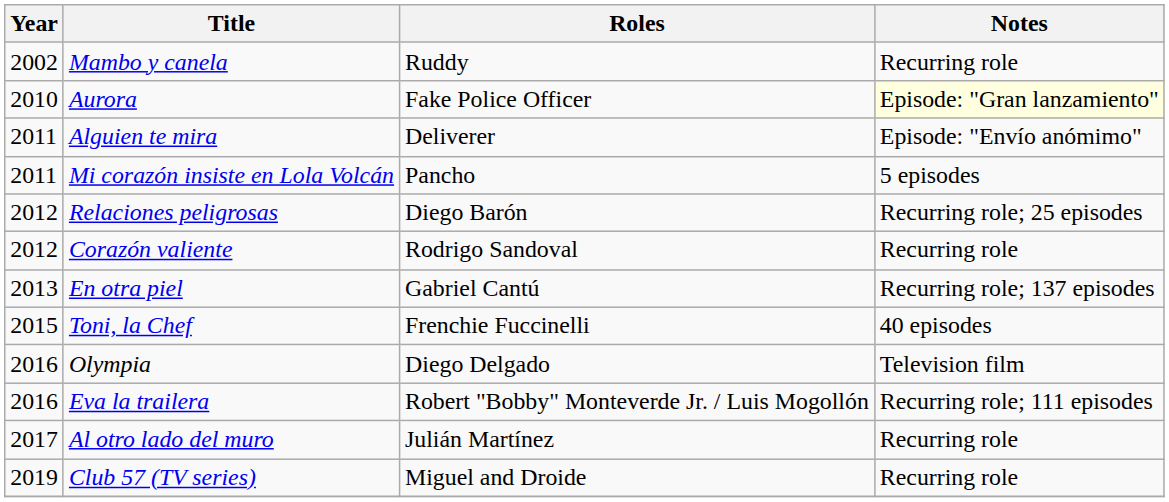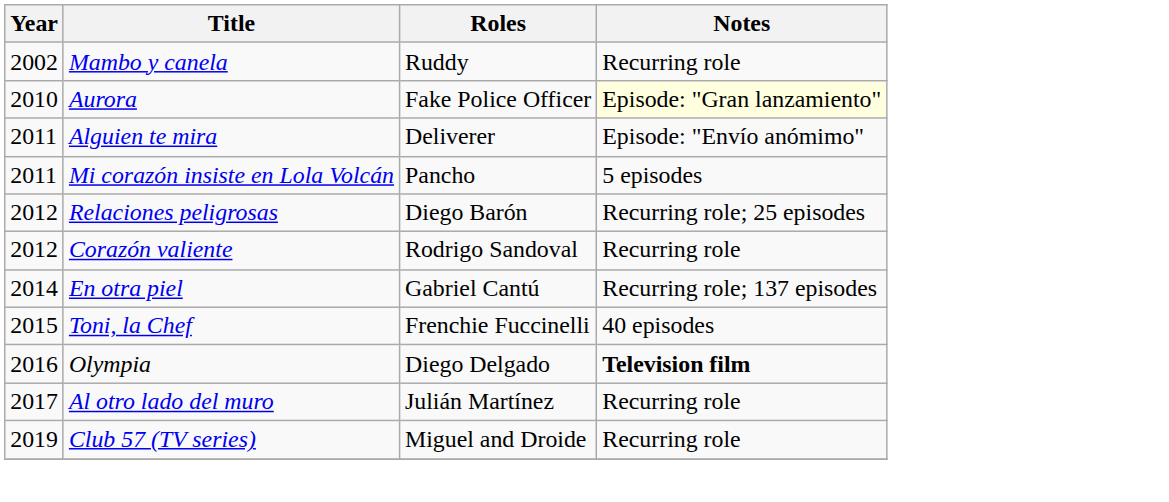(34, 288) 2013 -> (34, 288) 2014
(952, 363) normal -> (676, 363) bold
- row: (139, 401)
